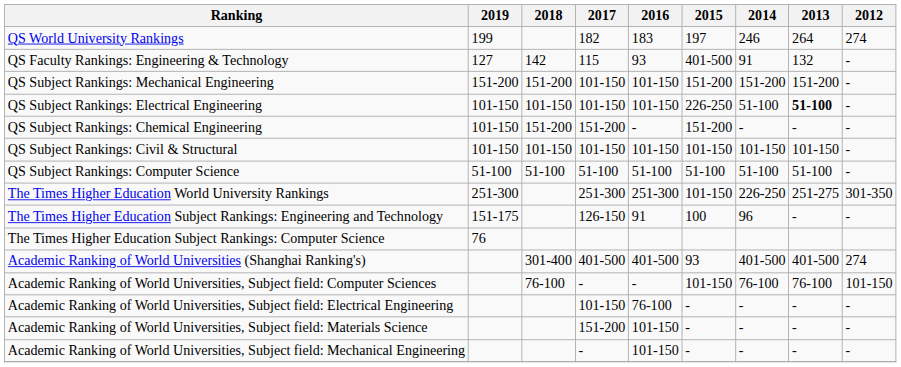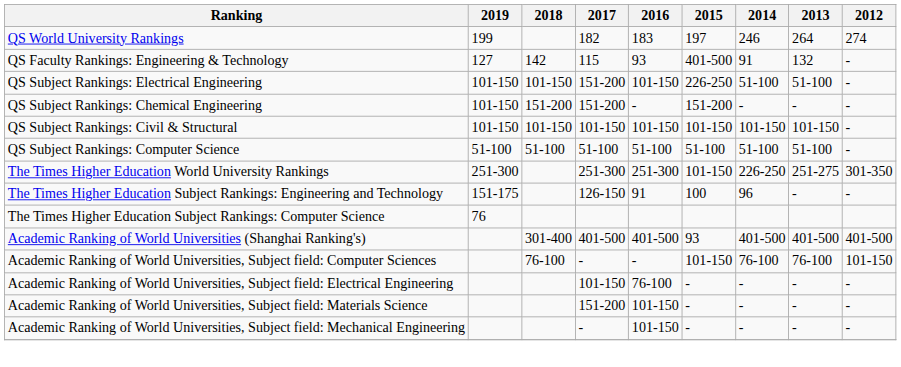- row: (141, 82)
(602, 104) 101-150 -> (602, 82) 151-200
(812, 104) bold -> (812, 82) normal
(856, 261) 274 -> (869, 238) 401-500
